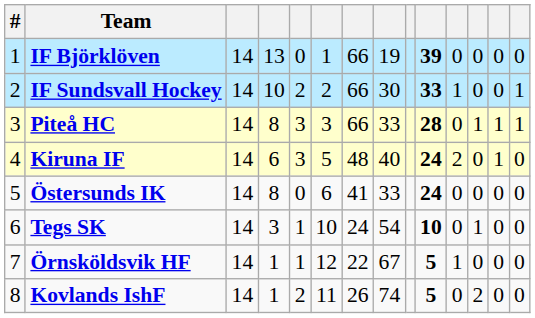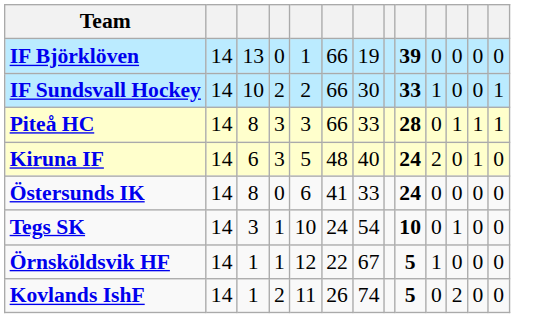- column: (15, 21)
